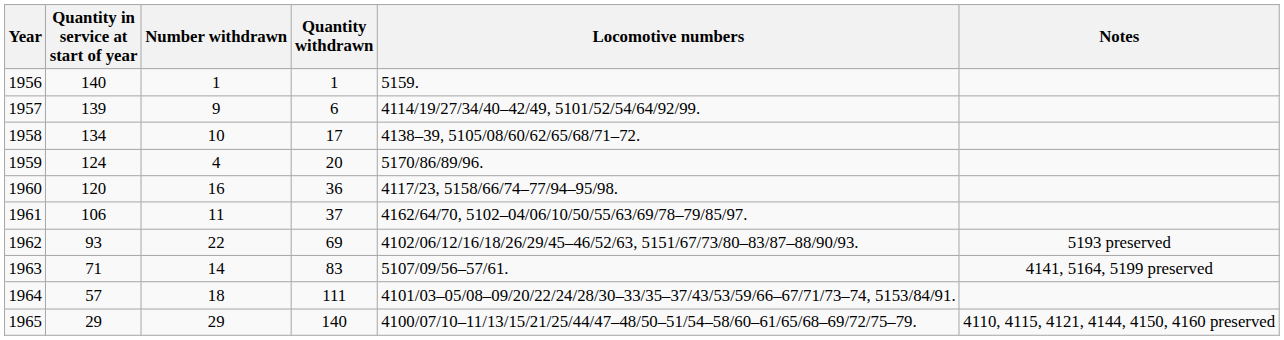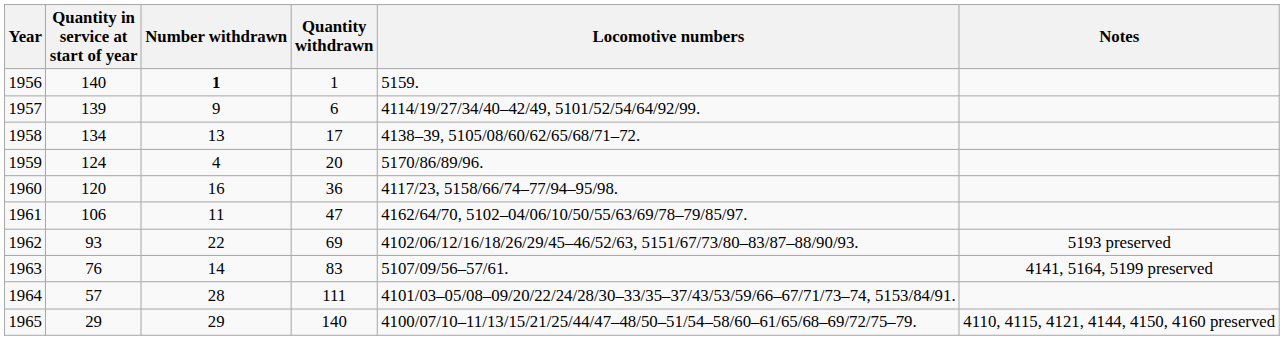(216, 82) normal -> (216, 82) bold
(216, 135) 10 -> (216, 135) 13
(334, 215) 37 -> (334, 215) 47
(94, 268) 71 -> (94, 268) 76
(216, 295) 18 -> (216, 295) 28
